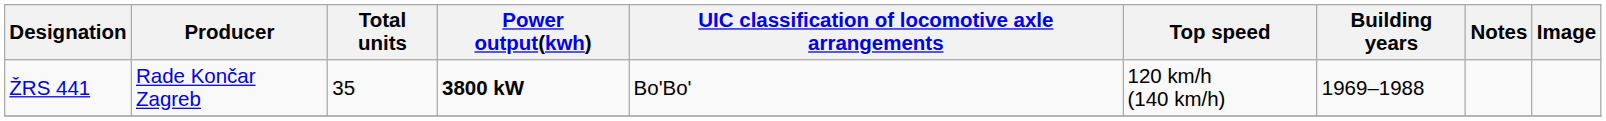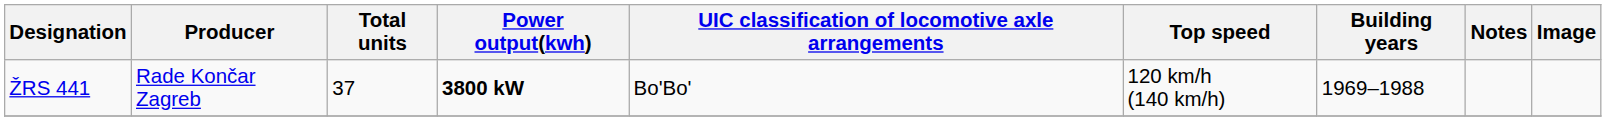(344, 87) 35 -> (344, 87) 37
